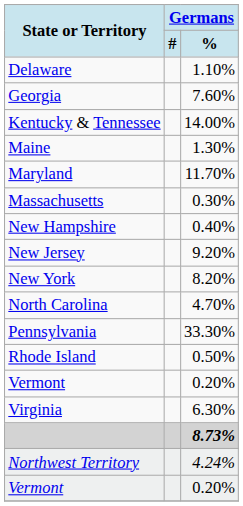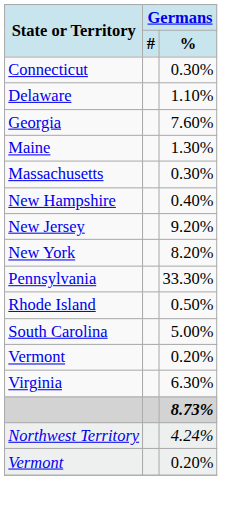+ row: (48, 69)
- row: (84, 122)
- row: (40, 174)
- row: (58, 305)
+ row: (58, 331)
